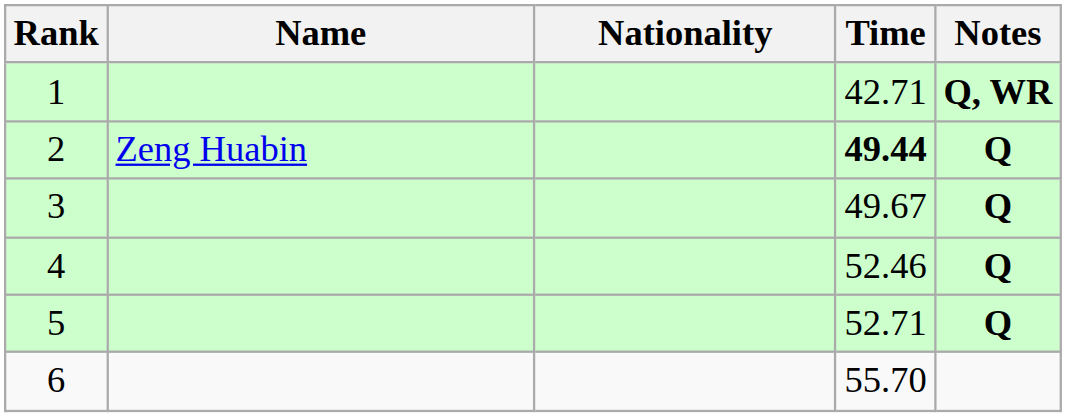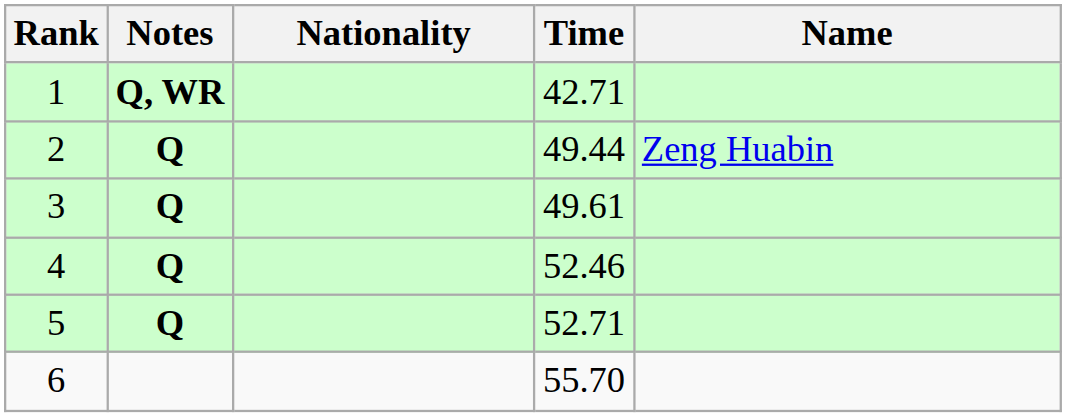columns swapped: (321, 33) <-> (998, 33)
(886, 149) bold -> (584, 149) normal
(886, 206) 49.67 -> (584, 206) 49.61
